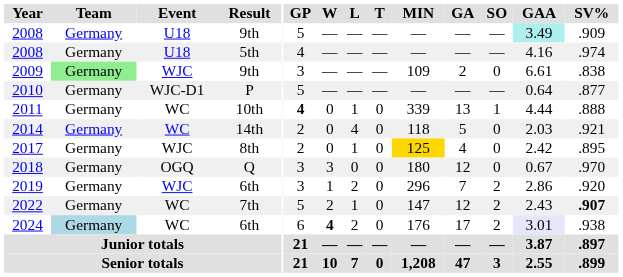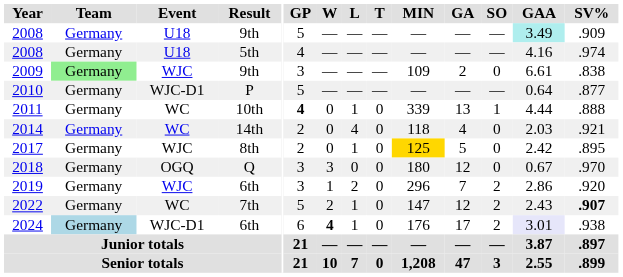(463, 128) 5 -> (463, 128) 4
(463, 148) 4 -> (463, 148) 5
(177, 224) WC -> (177, 224) WJC-D1
(355, 224) 2 -> (355, 224) 1
